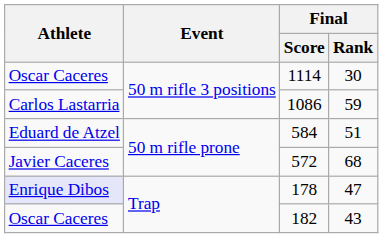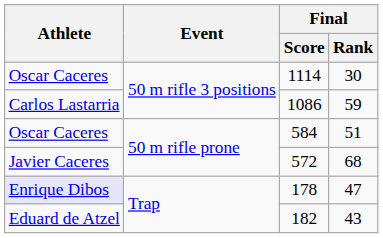(64, 133) Eduard de Atzel -> (58, 133) Oscar Caceres
(58, 218) Oscar Caceres -> (64, 218) Eduard de Atzel
